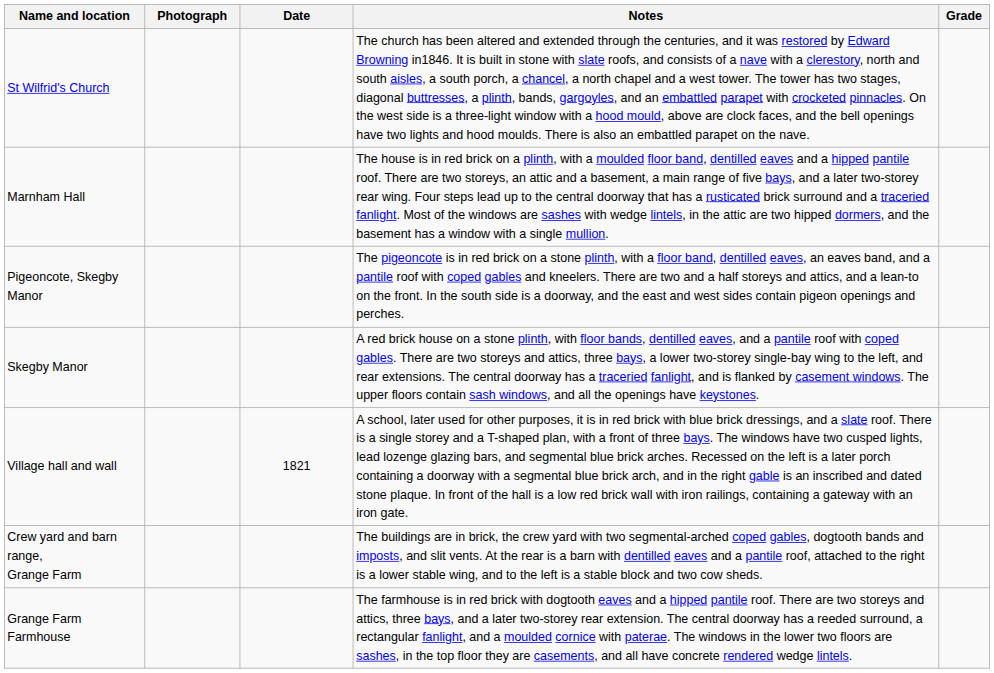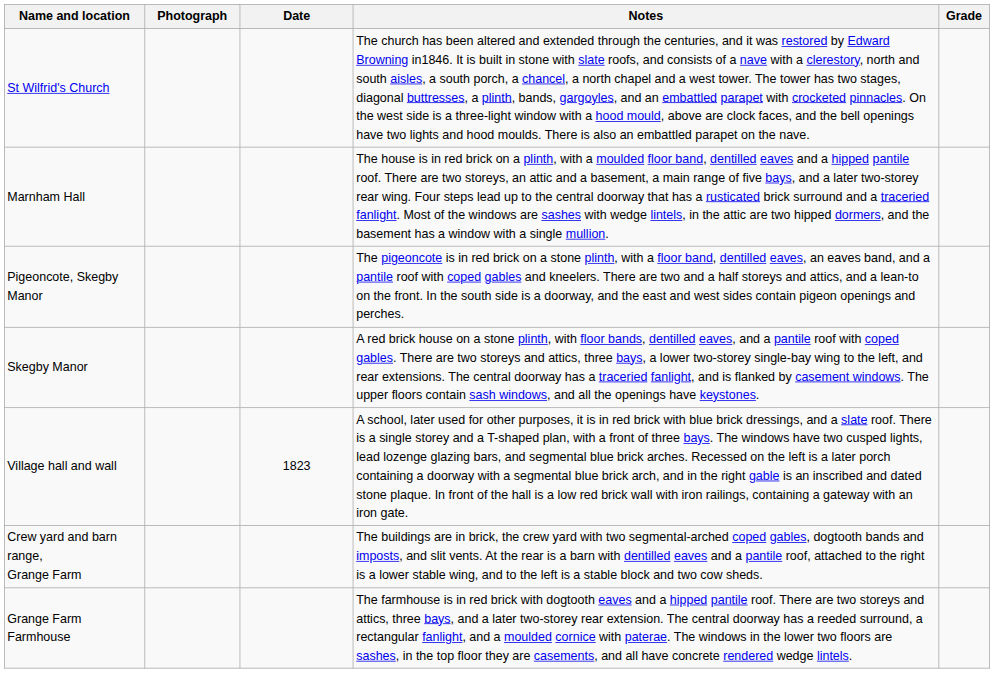(297, 466) 1821 -> (297, 466) 1823
